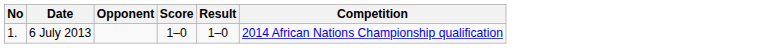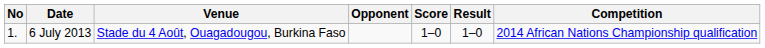+ column: (221, 14)
